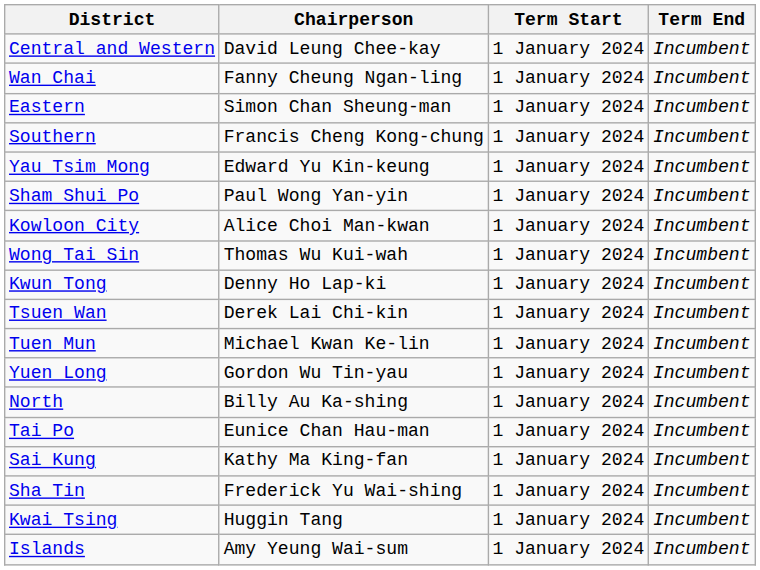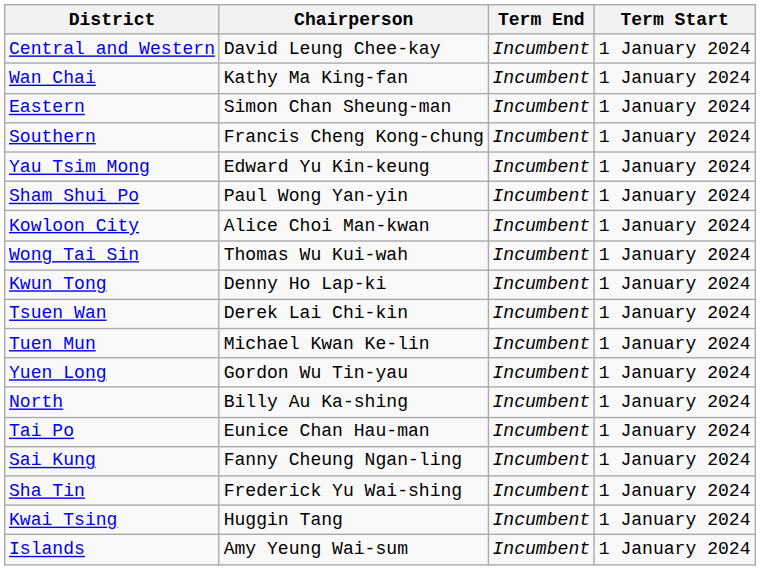columns swapped: (568, 19) <-> (702, 19)
(343, 78) Fanny Cheung Ngan-ling -> (316, 78) Kathy Ma King-fan
(316, 461) Kathy Ma King-fan -> (343, 461) Fanny Cheung Ngan-ling
